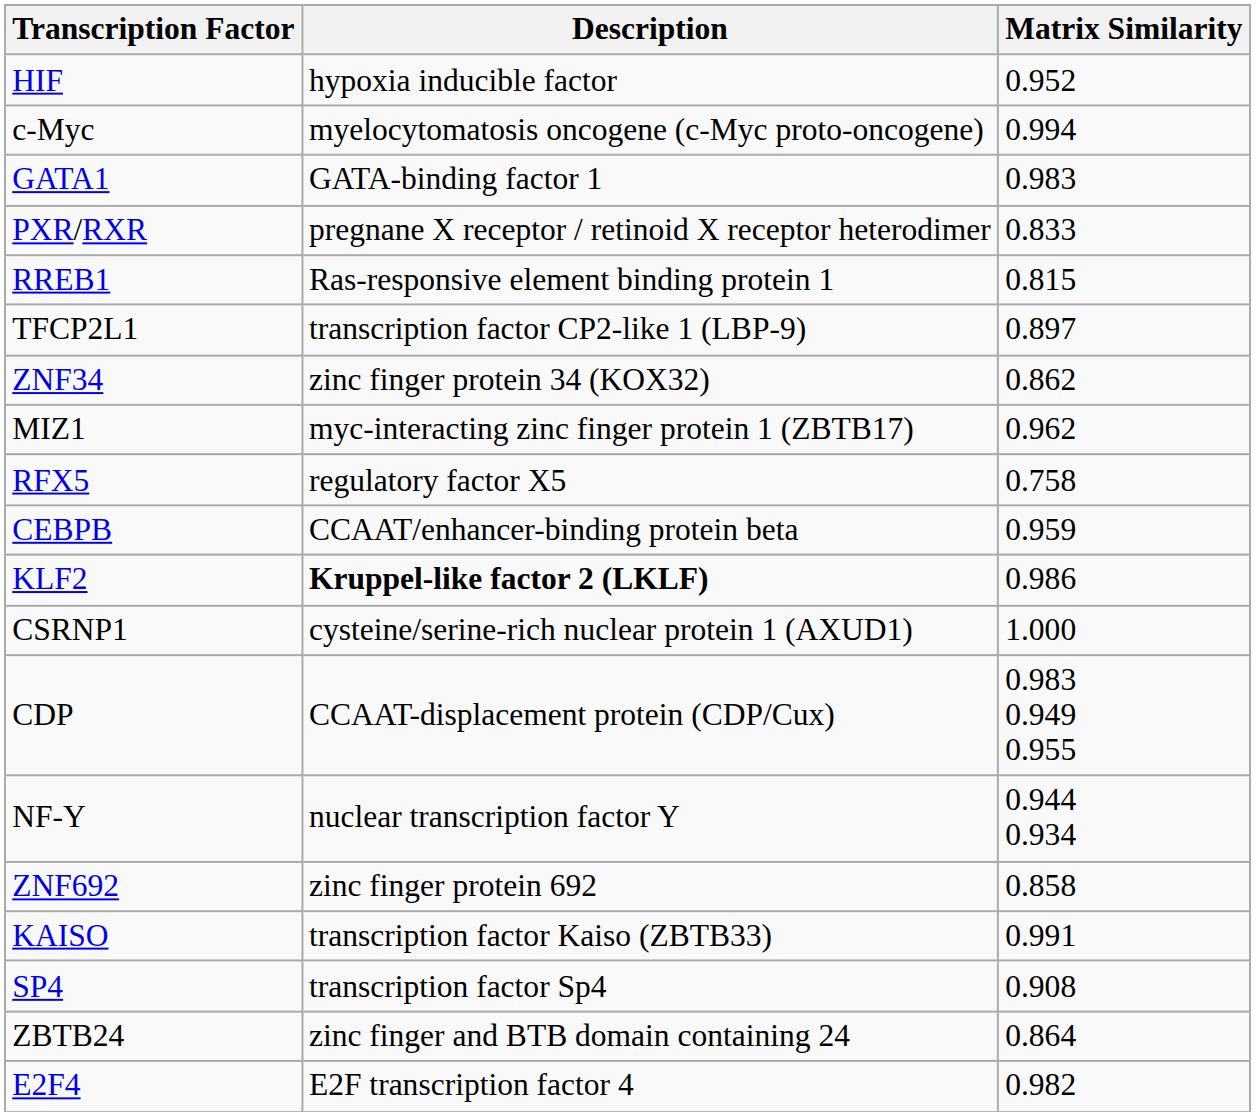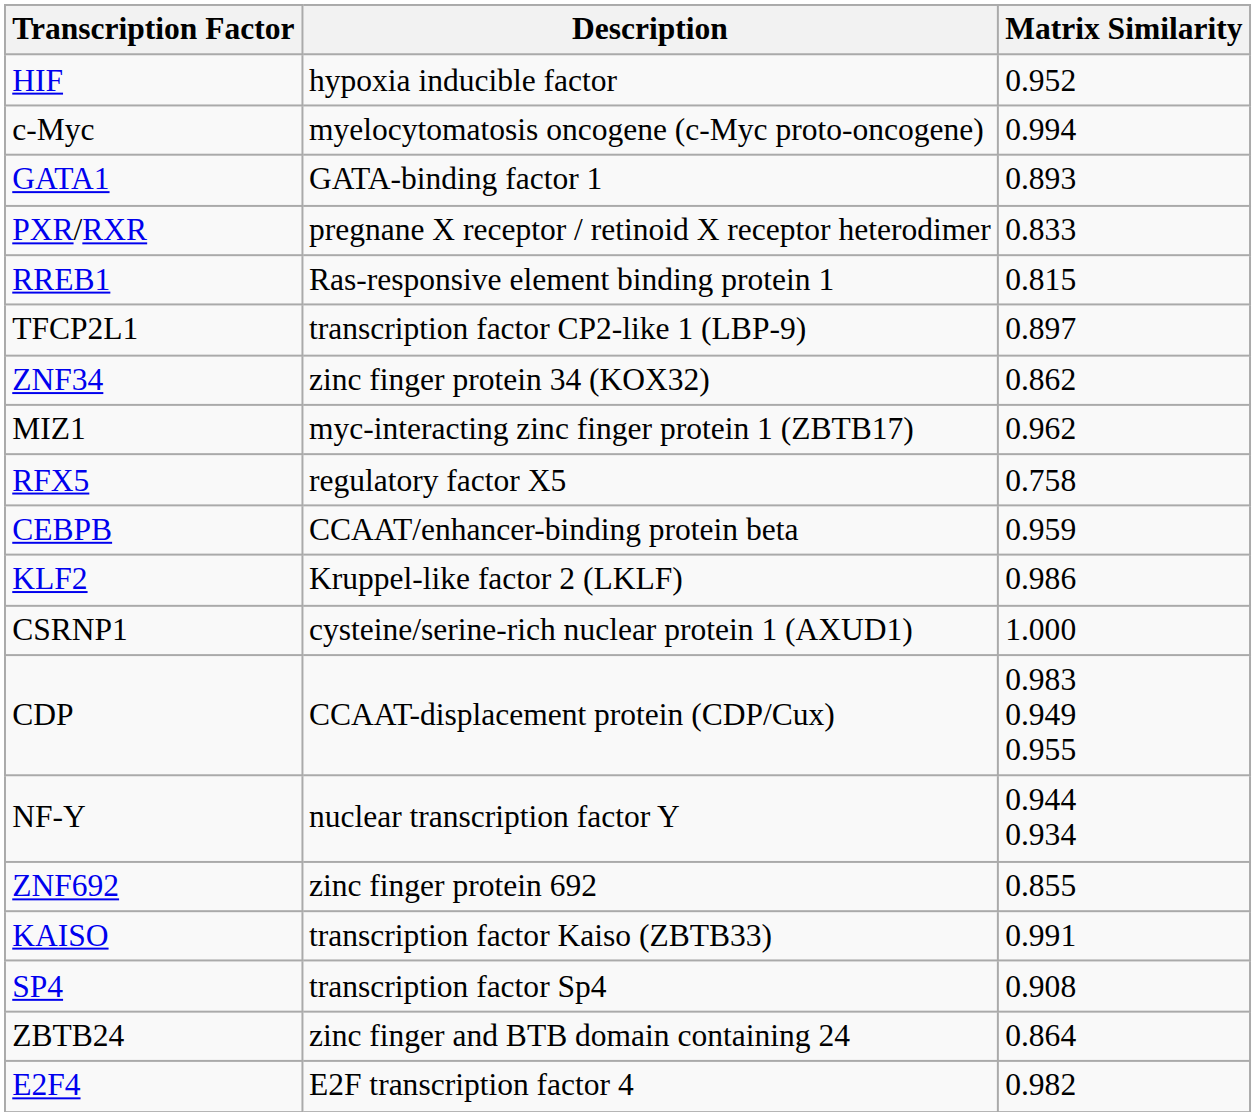(1041, 179) 0.983 -> (1041, 179) 0.893
(509, 579) bold -> (496, 579) normal
(1041, 885) 0.858 -> (1041, 885) 0.855
